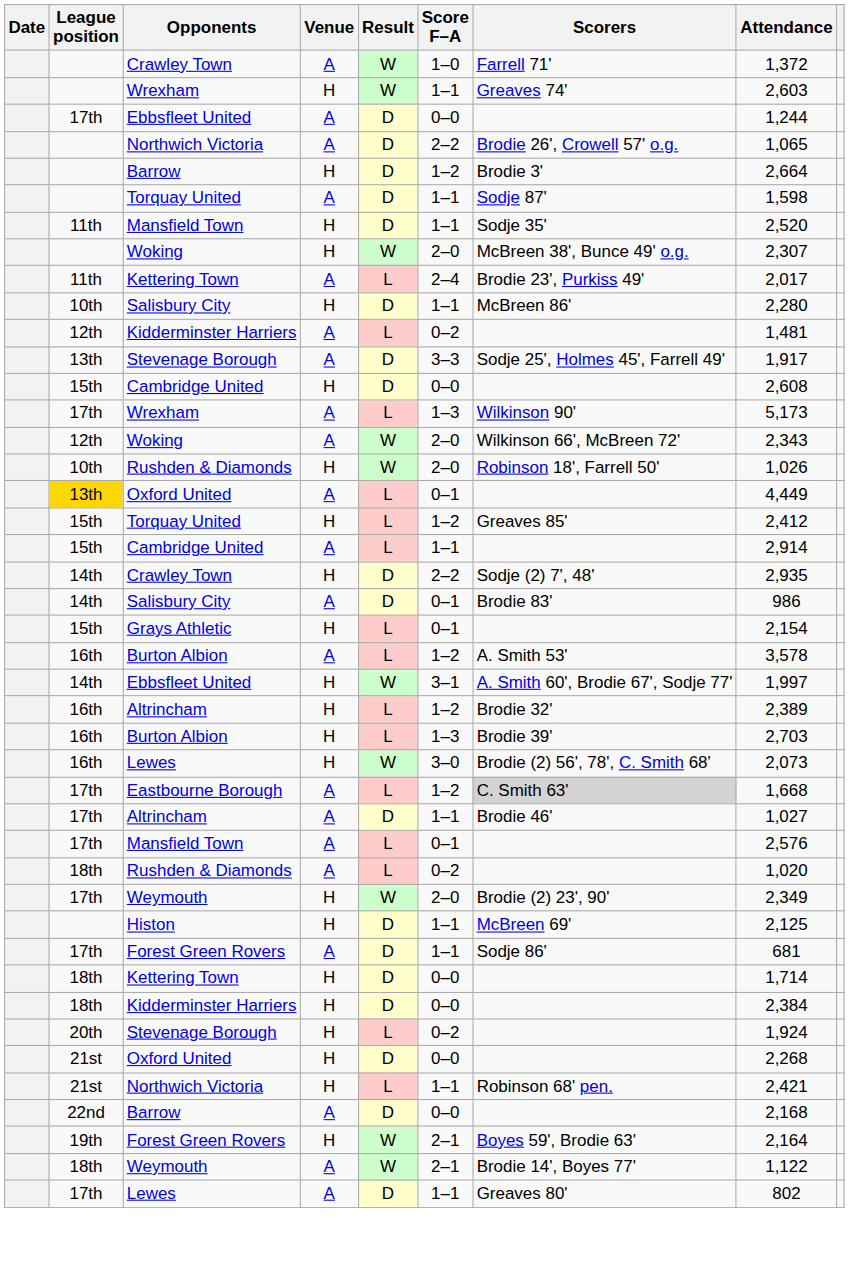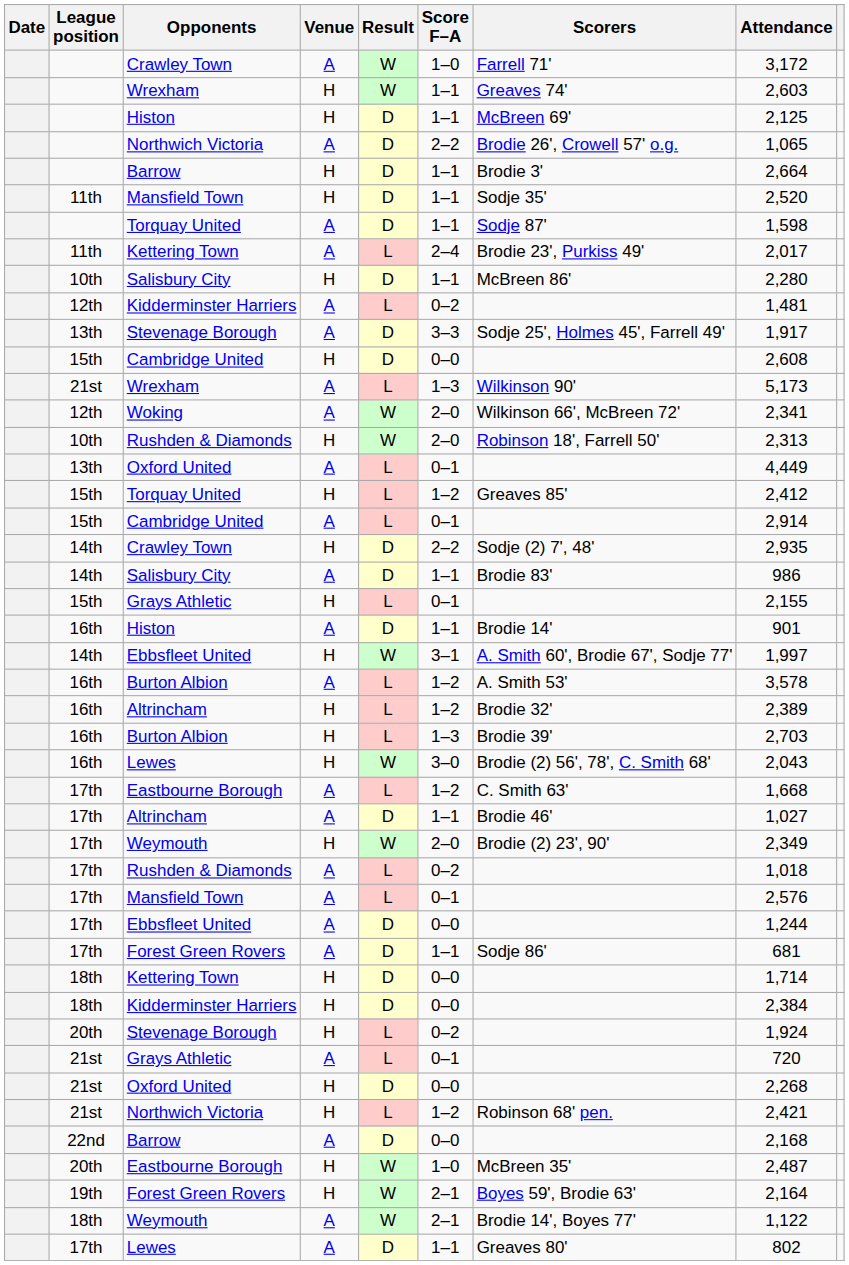(786, 63) 1,372 -> (786, 63) 3,172
rows swapped: (151, 924) <-> (189, 117)
(445, 171) 1–2 -> (445, 171) 1–1
rows swapped: (184, 198) <-> (185, 225)
- row: (155, 252)
(86, 413) 17th -> (86, 386) 21st
(786, 440) 2,343 -> (786, 413) 2,341
(786, 467) 1,026 -> (786, 440) 2,313
(86, 494) gold background -> (86, 467) no background
(445, 548) 1–1 -> (445, 521) 0–1
(445, 601) 0–1 -> (445, 574) 1–1
(786, 628) 2,154 -> (786, 601) 2,155
+ row: (151, 628)
rows swapped: (189, 682) <-> (177, 655)
(786, 763) 2,073 -> (786, 763) 2,043
(523, 790) lightgrey background -> (523, 790) no background
rows swapped: (185, 843) <-> (167, 897)
(86, 870) 18th -> (86, 870) 17th
(786, 870) 1,020 -> (786, 870) 1,018
+ row: (179, 1059)
(445, 1086) 1–1 -> (445, 1112) 1–2
+ row: (205, 1166)
